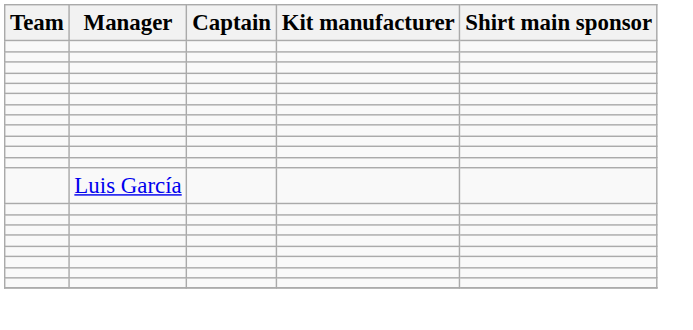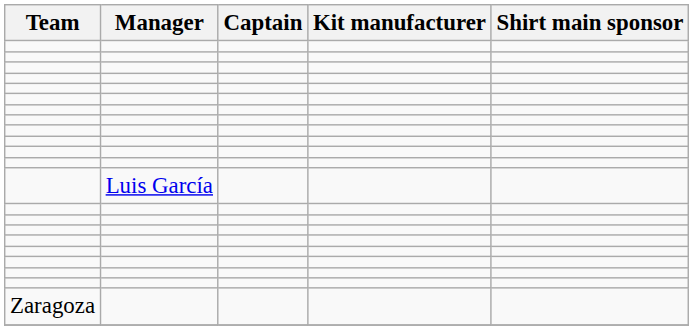+ row: (53, 306)
